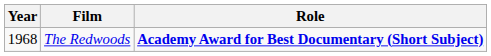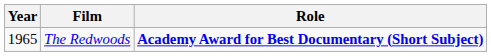(23, 39) 1968 -> (23, 39) 1965
